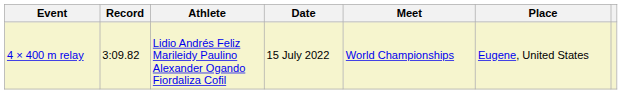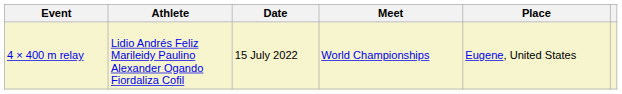- column: (125, 13)
